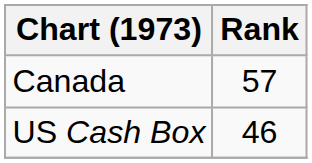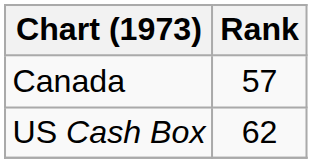(260, 132) 46 -> (260, 132) 62
